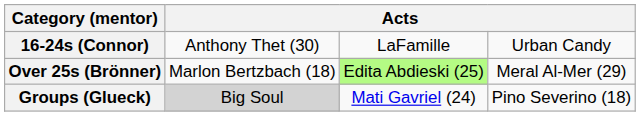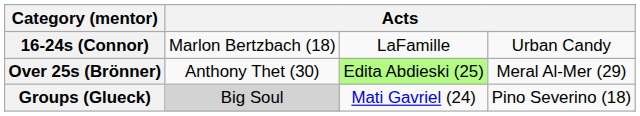(252, 45) Anthony Thet (30) -> (252, 45) Marlon Bertzbach (18)
(252, 72) Marlon Bertzbach (18) -> (252, 72) Anthony Thet (30)
